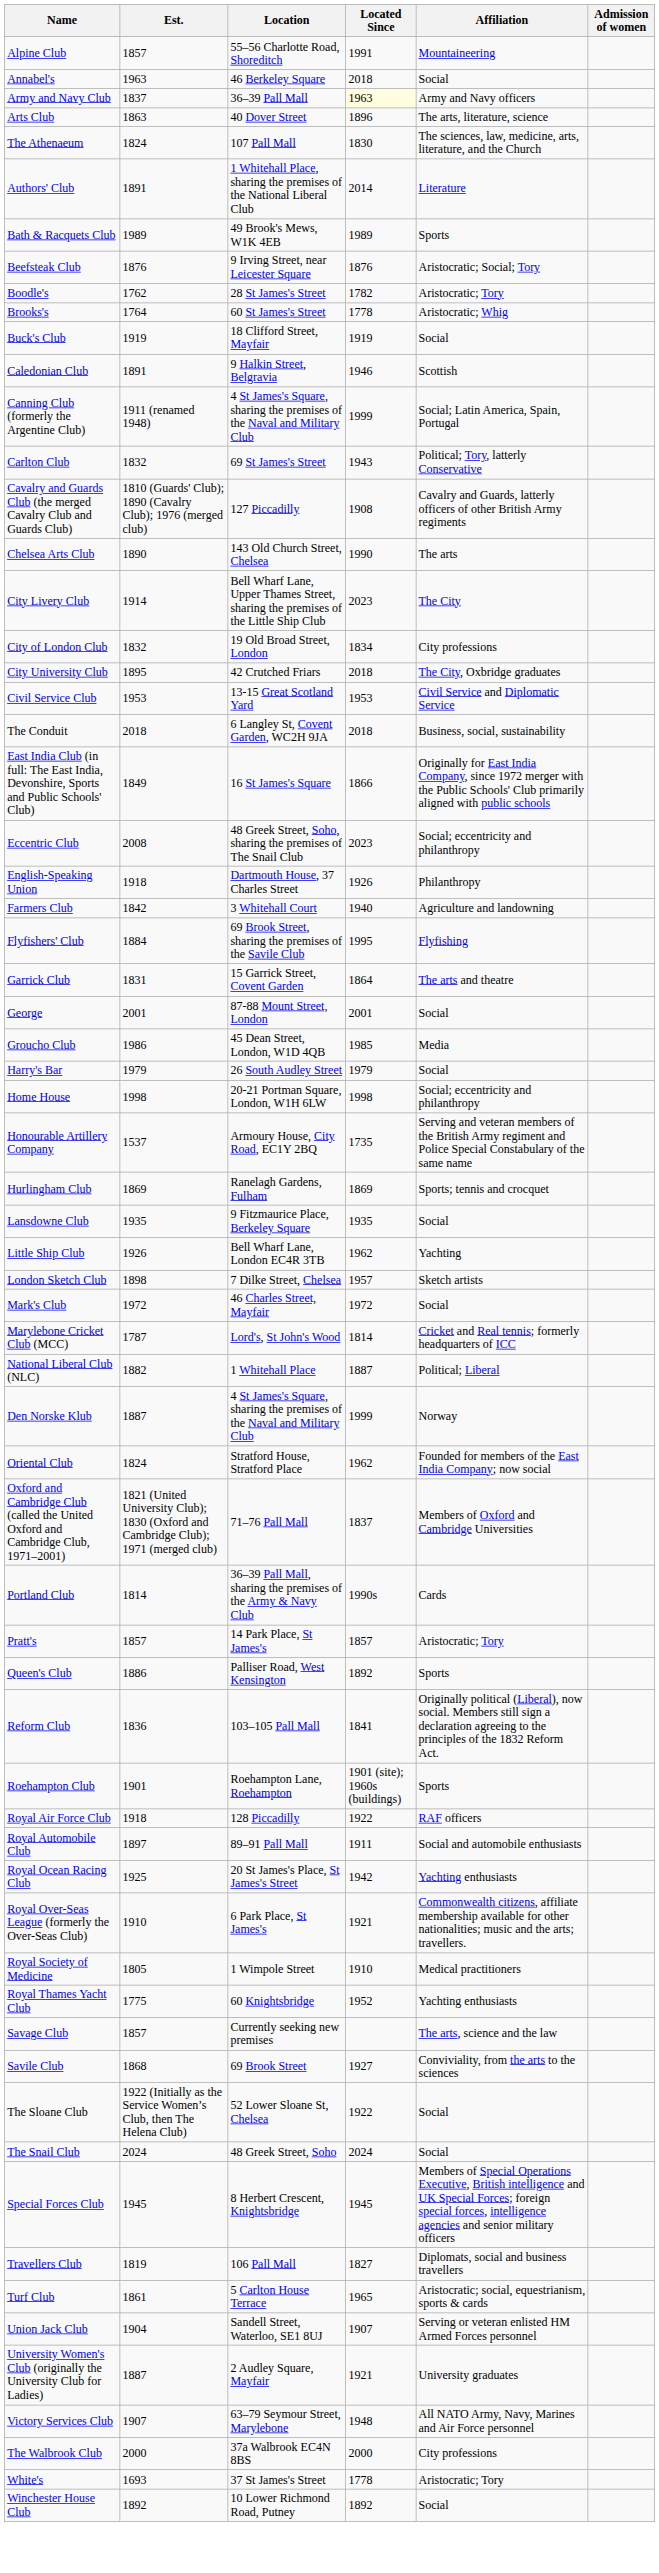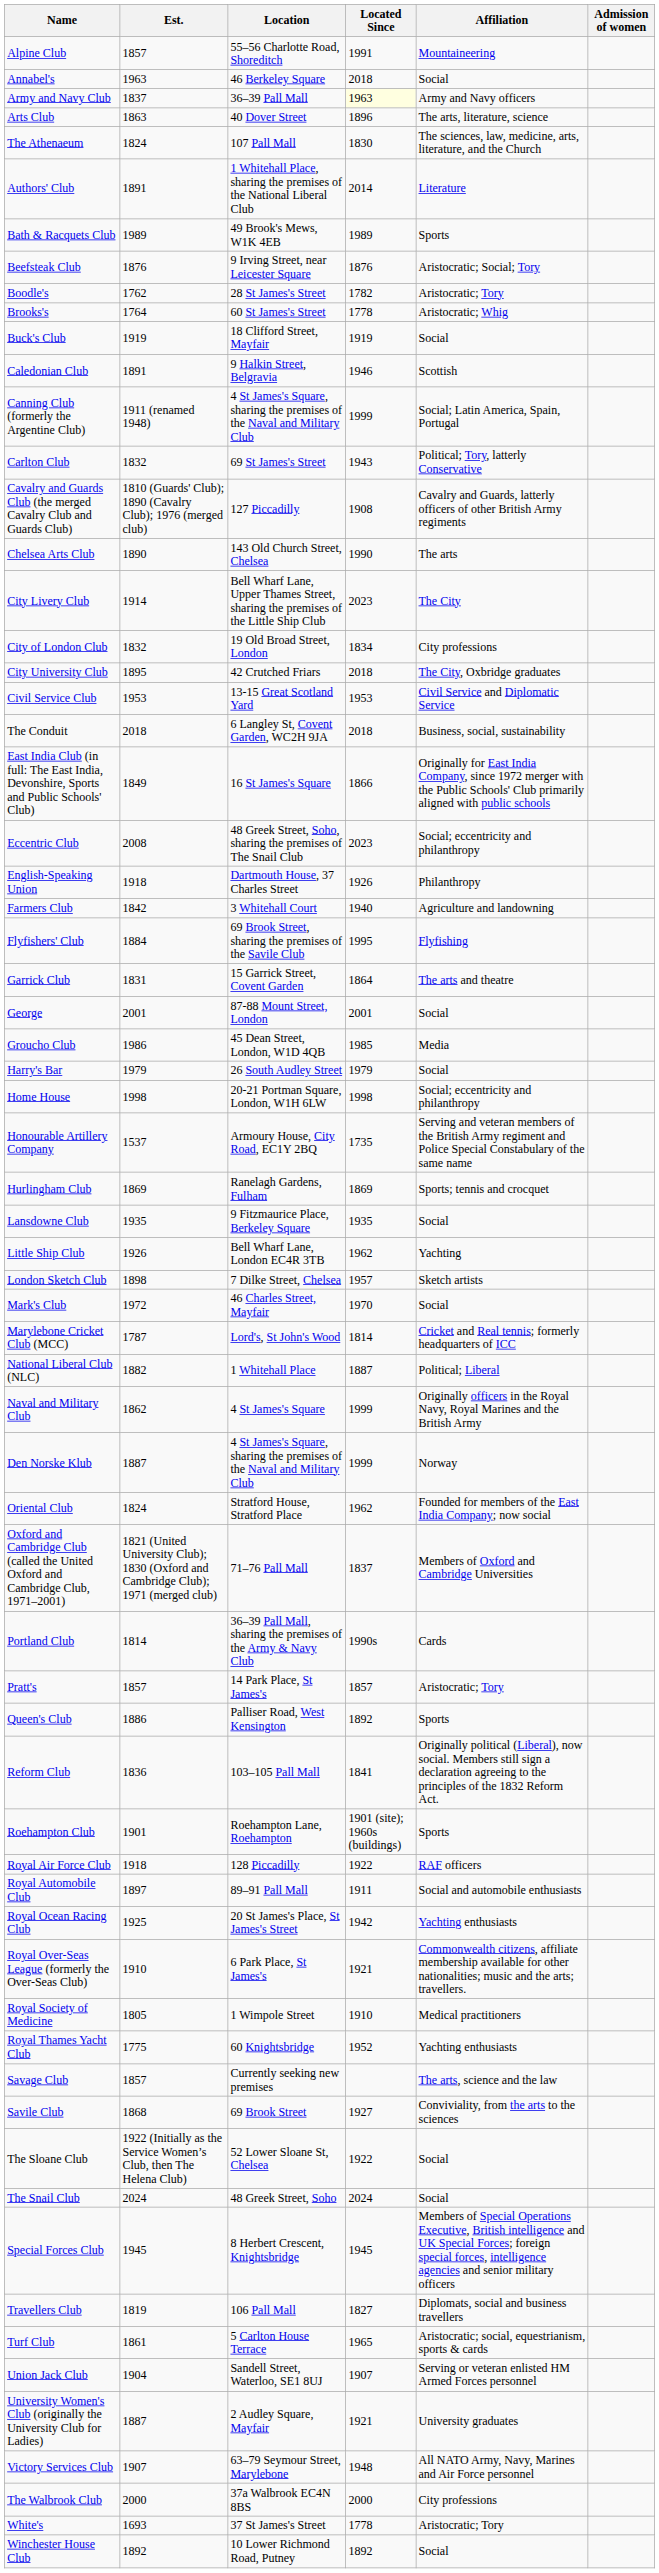(361, 1305) 1972 -> (361, 1305) 1970
+ row: (53, 1409)
